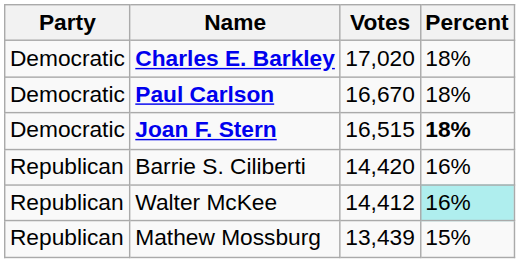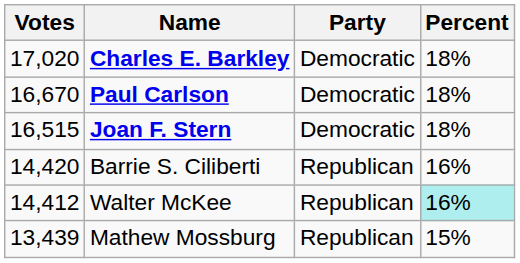columns swapped: (67, 22) <-> (380, 22)
(448, 130) bold -> (448, 130) normal
